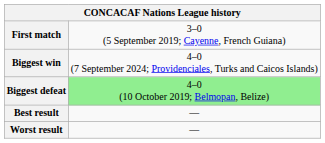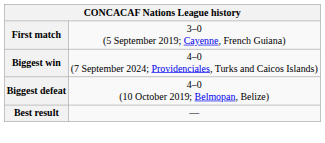(194, 91) lightgreen background -> (194, 91) no background
- row: (36, 130)
